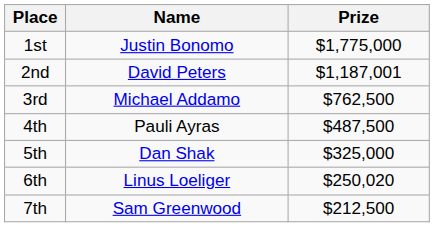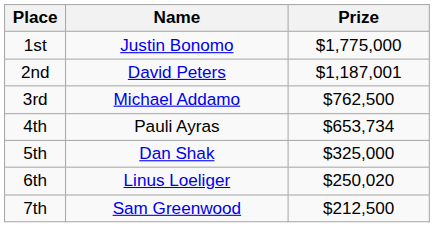(359, 126) $487,500 -> (359, 126) $653,734
